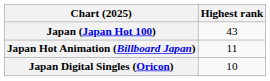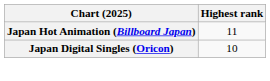- row: (101, 31)
